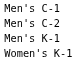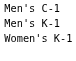- row: (32, 23)
